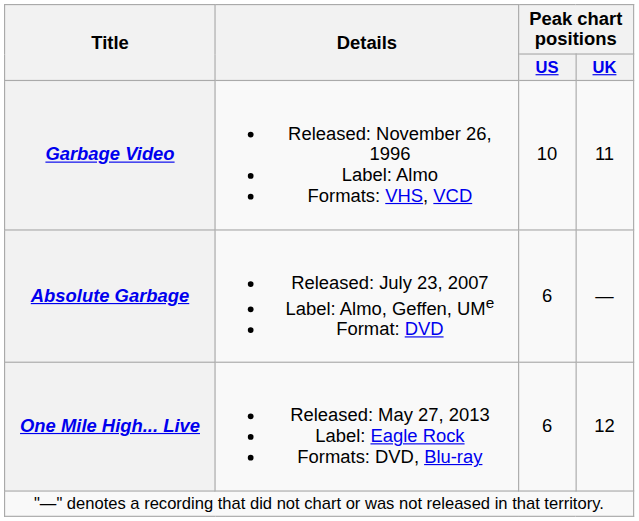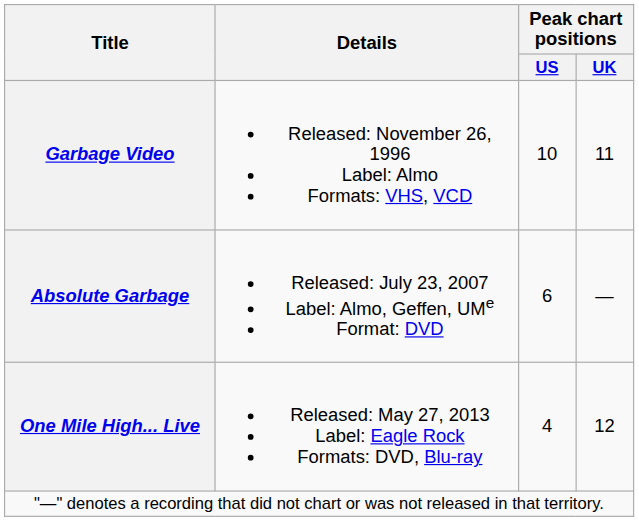(547, 426) 6 -> (547, 426) 4
